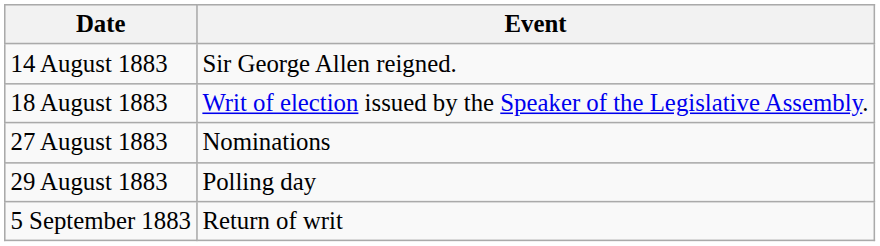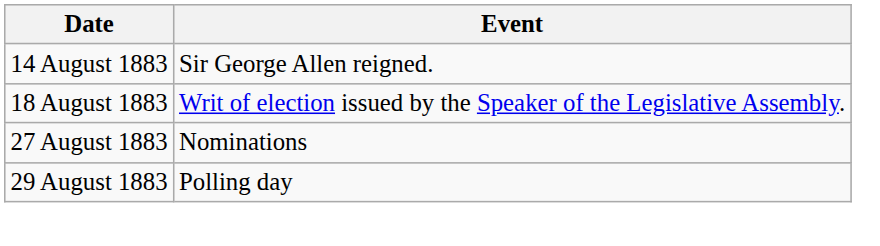- row: (101, 220)
